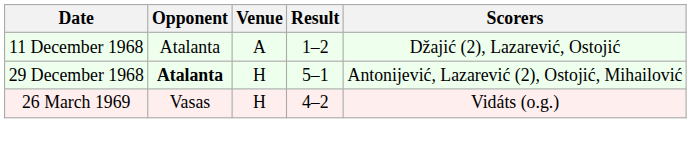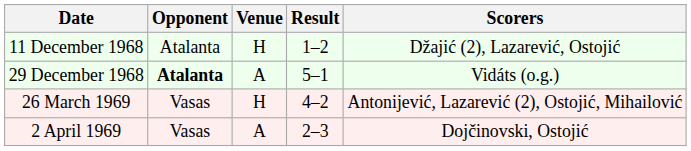(260, 46) A -> (260, 46) H
(260, 74) H -> (260, 74) A
(515, 74) Antonijević, Lazarević (2), Ostojić, Mihailović -> (515, 74) Vidáts (o.g.)
(515, 103) Vidáts (o.g.) -> (515, 103) Antonijević, Lazarević (2), Ostojić, Mihailović
+ row: (76, 131)
